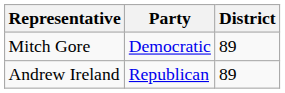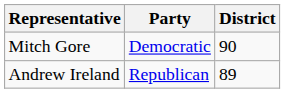(228, 46) 89 -> (228, 46) 90
